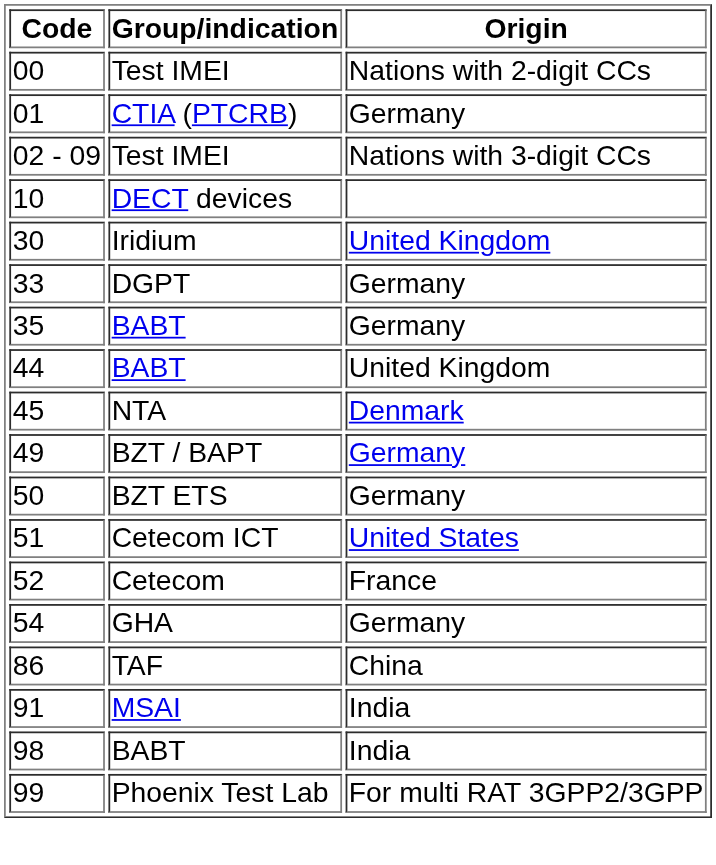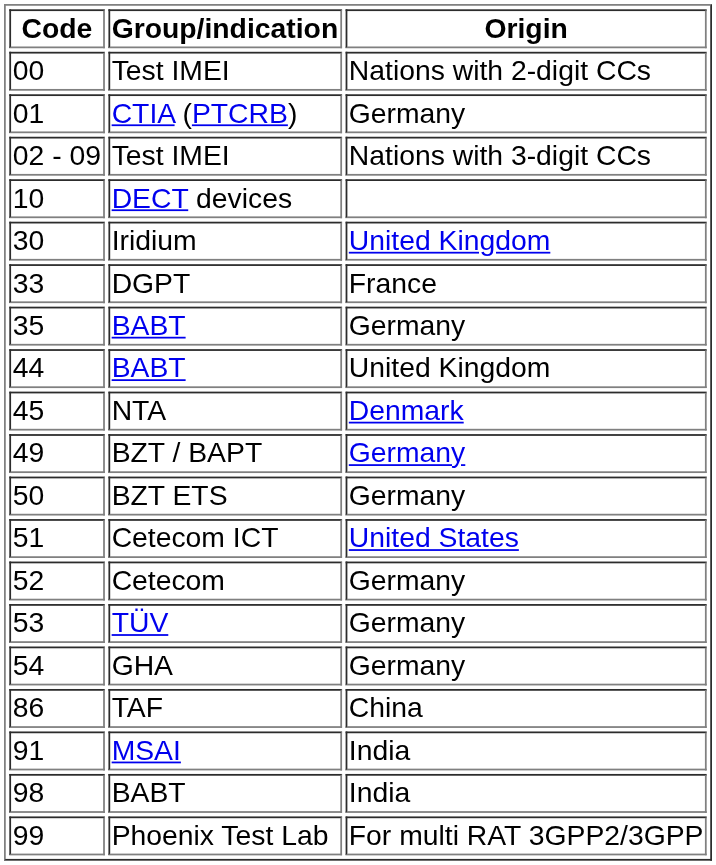(407, 283) Germany -> (393, 283) France
(393, 580) France -> (407, 580) Germany
+ row: (29, 623)
